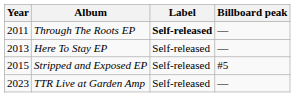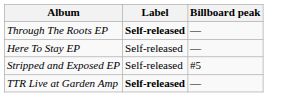- column: (18, 13)
(181, 83) normal -> (155, 83) bold
